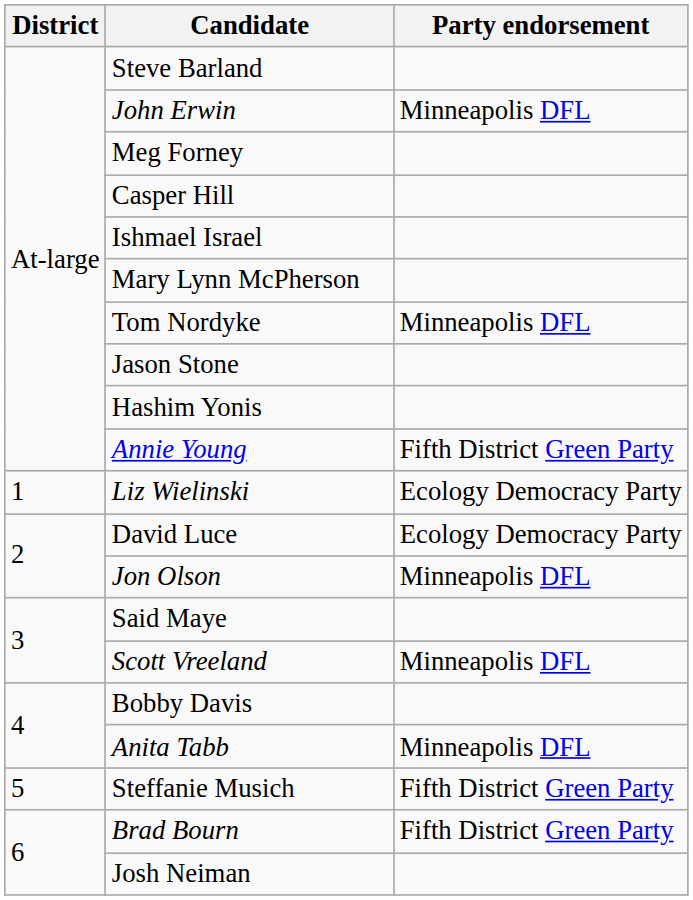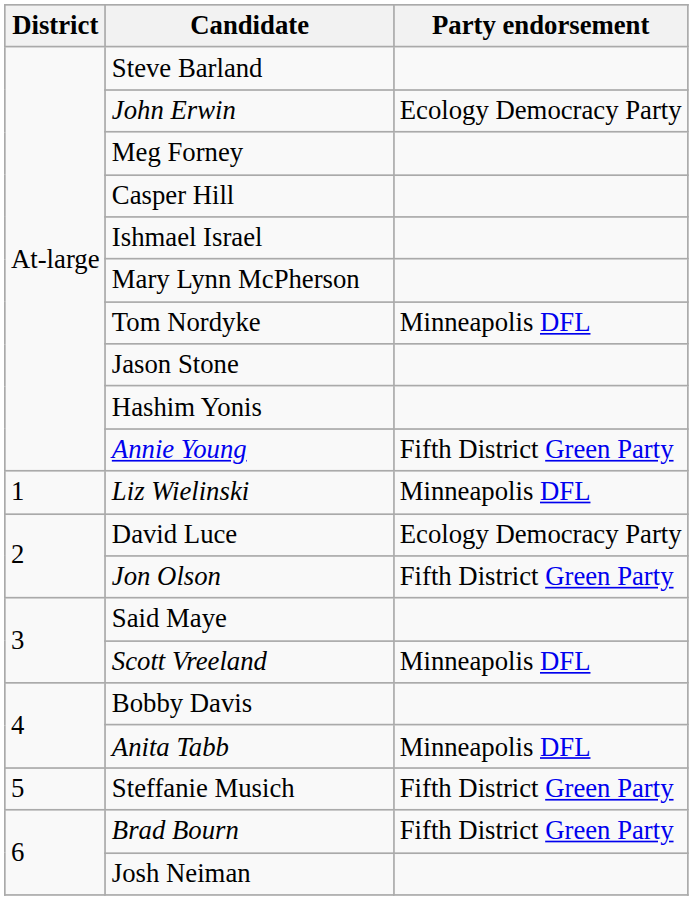(495, 110) Minneapolis DFL -> (541, 110) Ecology Democracy Party
(541, 491) Ecology Democracy Party -> (495, 491) Minneapolis DFL
(495, 576) Minneapolis DFL -> (537, 576) Fifth District Green Party
